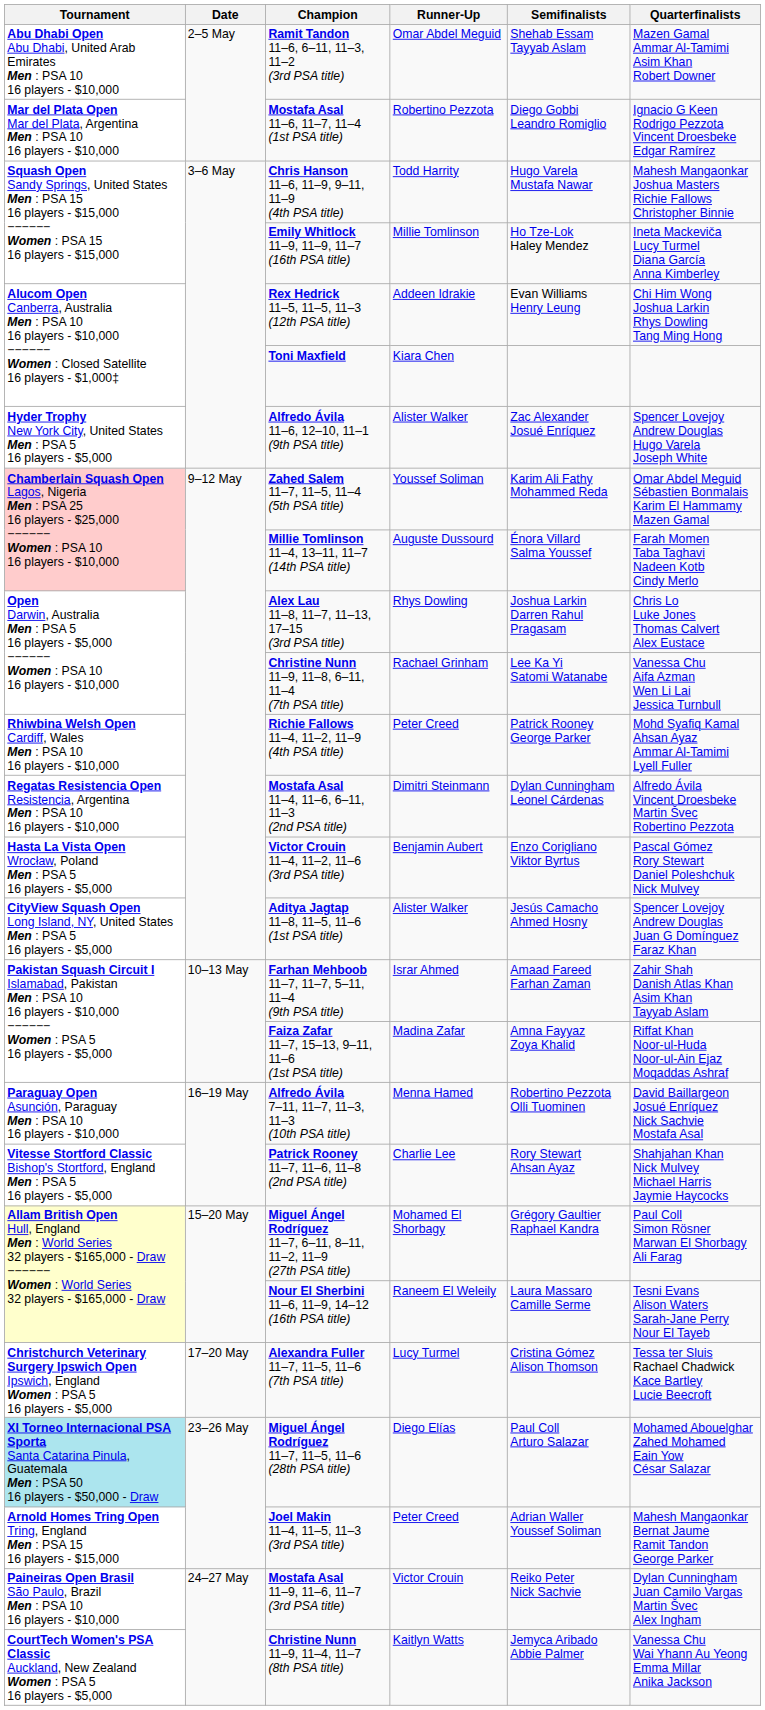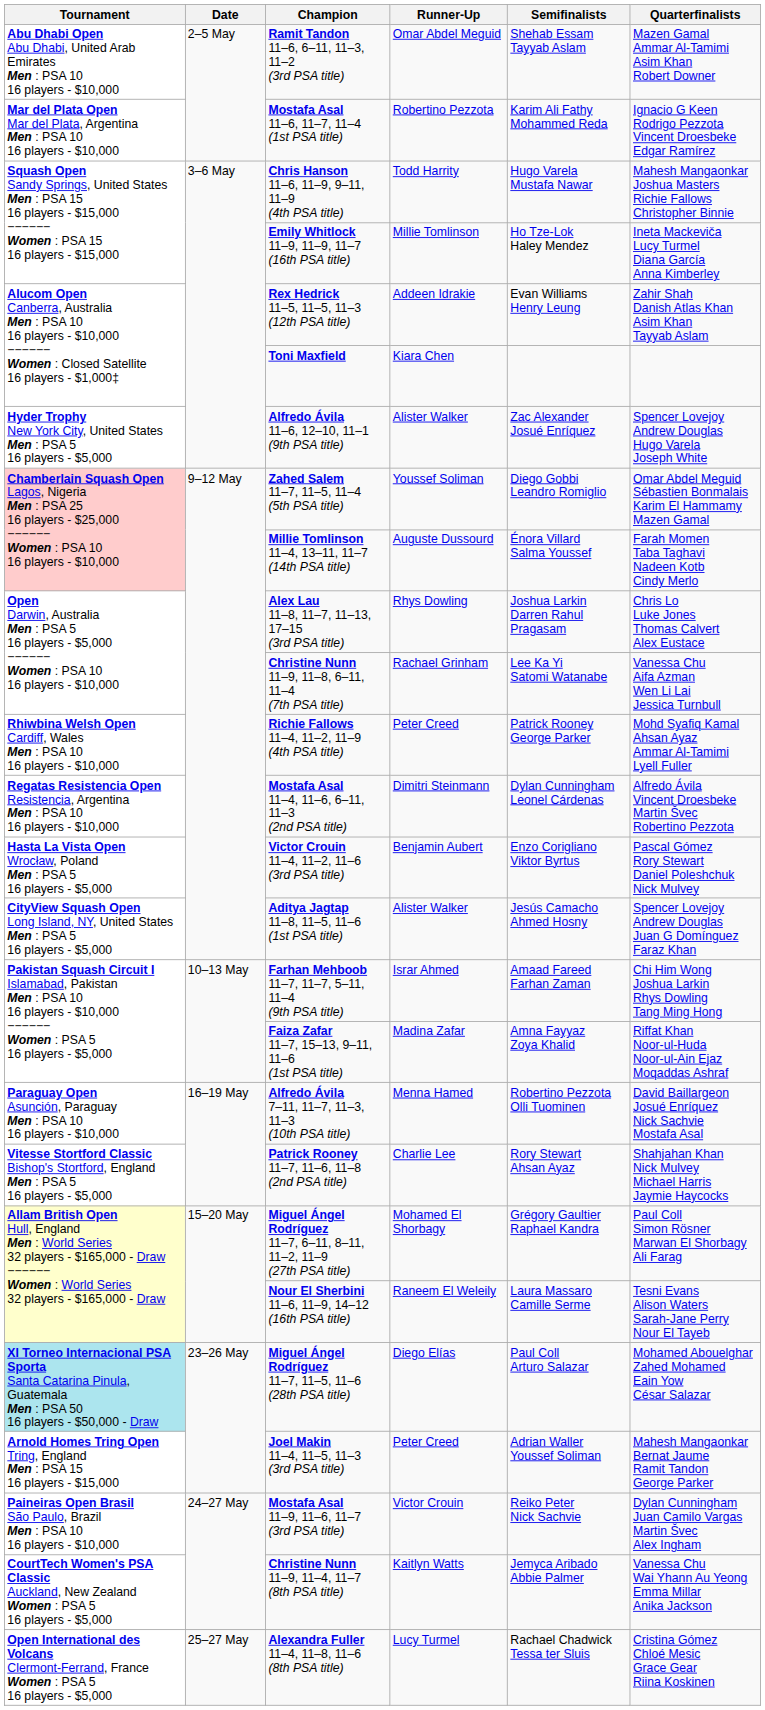(558, 116) Diego Gobbi Leandro Romiglio -> (559, 116) Karim Ali Fathy Mohammed Reda
(678, 315) Chi Him Wong Joshua Larkin Rhys Dowling Tang Ming Hong -> (683, 315) Zahir Shah Danish Atlas Khan Asim Khan Tayyab Aslam
(559, 485) Karim Ali Fathy Mohammed Reda -> (558, 485) Diego Gobbi Leandro Romiglio
(683, 990) Zahir Shah Danish Atlas Khan Asim Khan Tayyab Aslam -> (678, 990) Chi Him Wong Joshua Larkin Rhys Dowling Tang Ming Hong
- row: (316, 1366)
+ row: (316, 1654)
